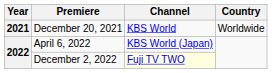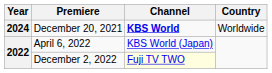(18, 28) 2021 -> (18, 28) 2024
(151, 28) normal -> (153, 28) bold
